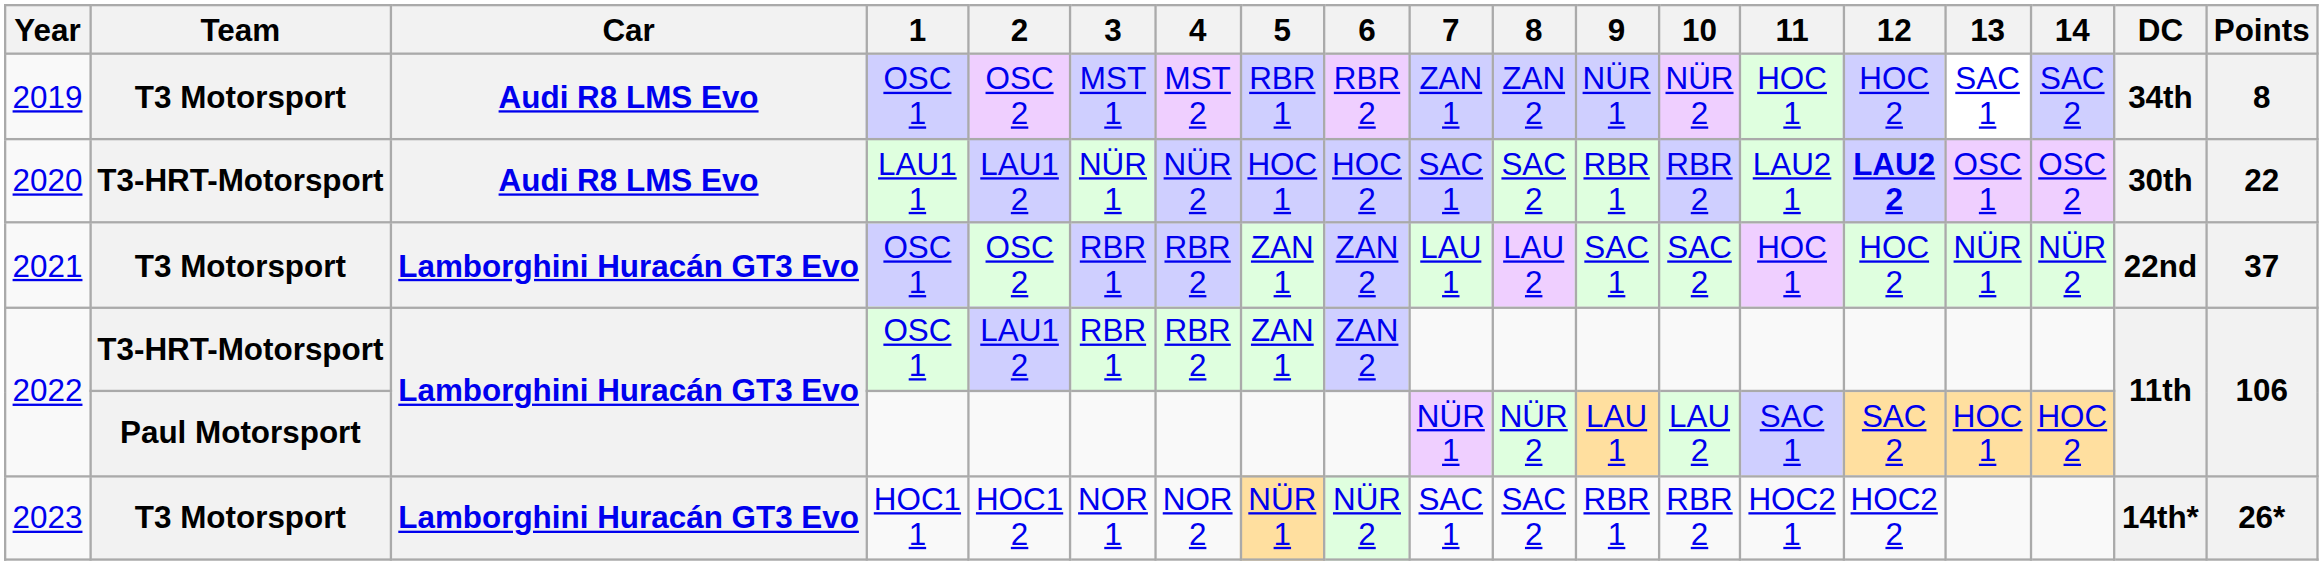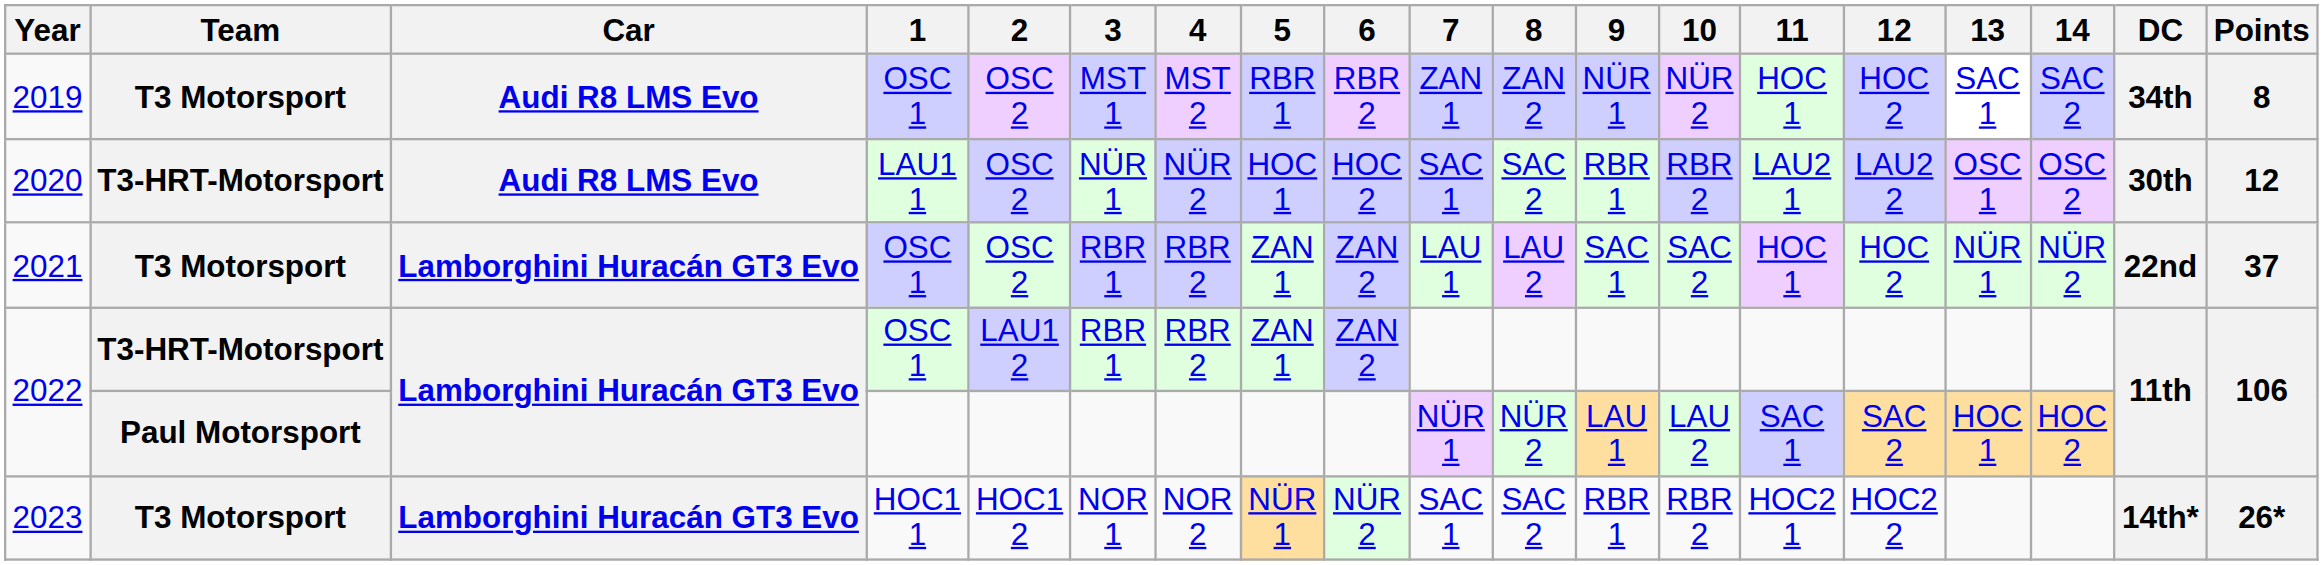(1020, 181) LAU1 2 -> (1020, 181) OSC 2
(1894, 181) bold -> (1894, 181) normal
(2262, 181) 22 -> (2262, 181) 12
